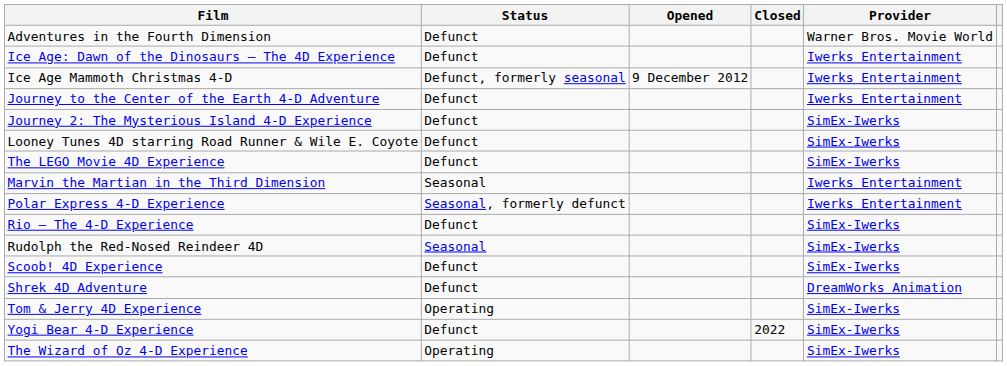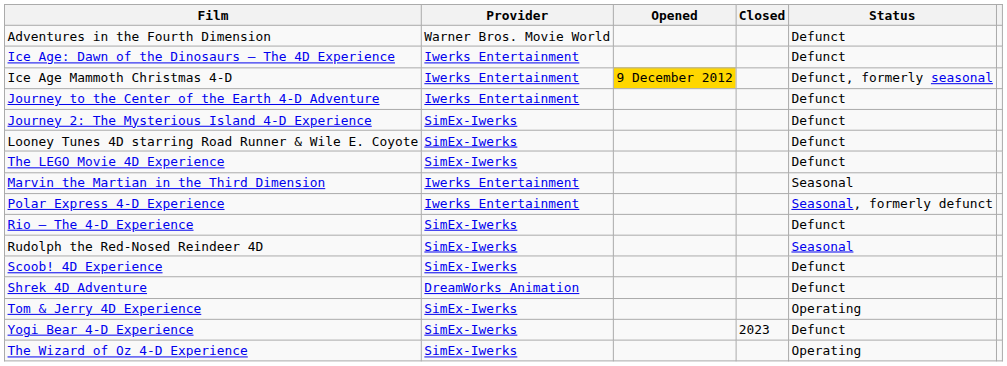columns swapped: (900, 15) <-> (525, 15)
(690, 78) no background -> (675, 78) gold background
(770, 330) 2022 -> (754, 330) 2023
